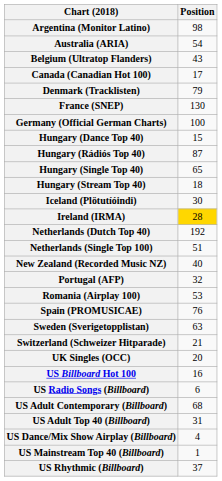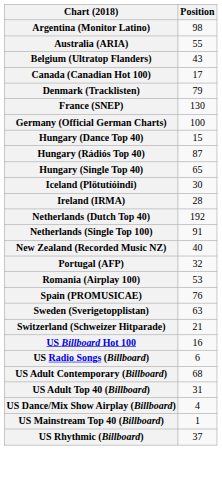(197, 43) 54 -> (197, 43) 55
- row: (91, 185)
(197, 216) gold background -> (197, 201) no background
(197, 248) 51 -> (197, 232) 91
- row: (91, 358)
